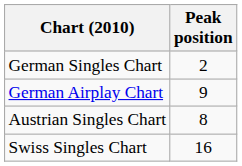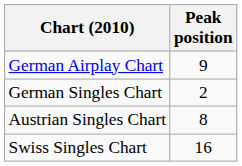rows swapped: (85, 65) <-> (86, 92)
